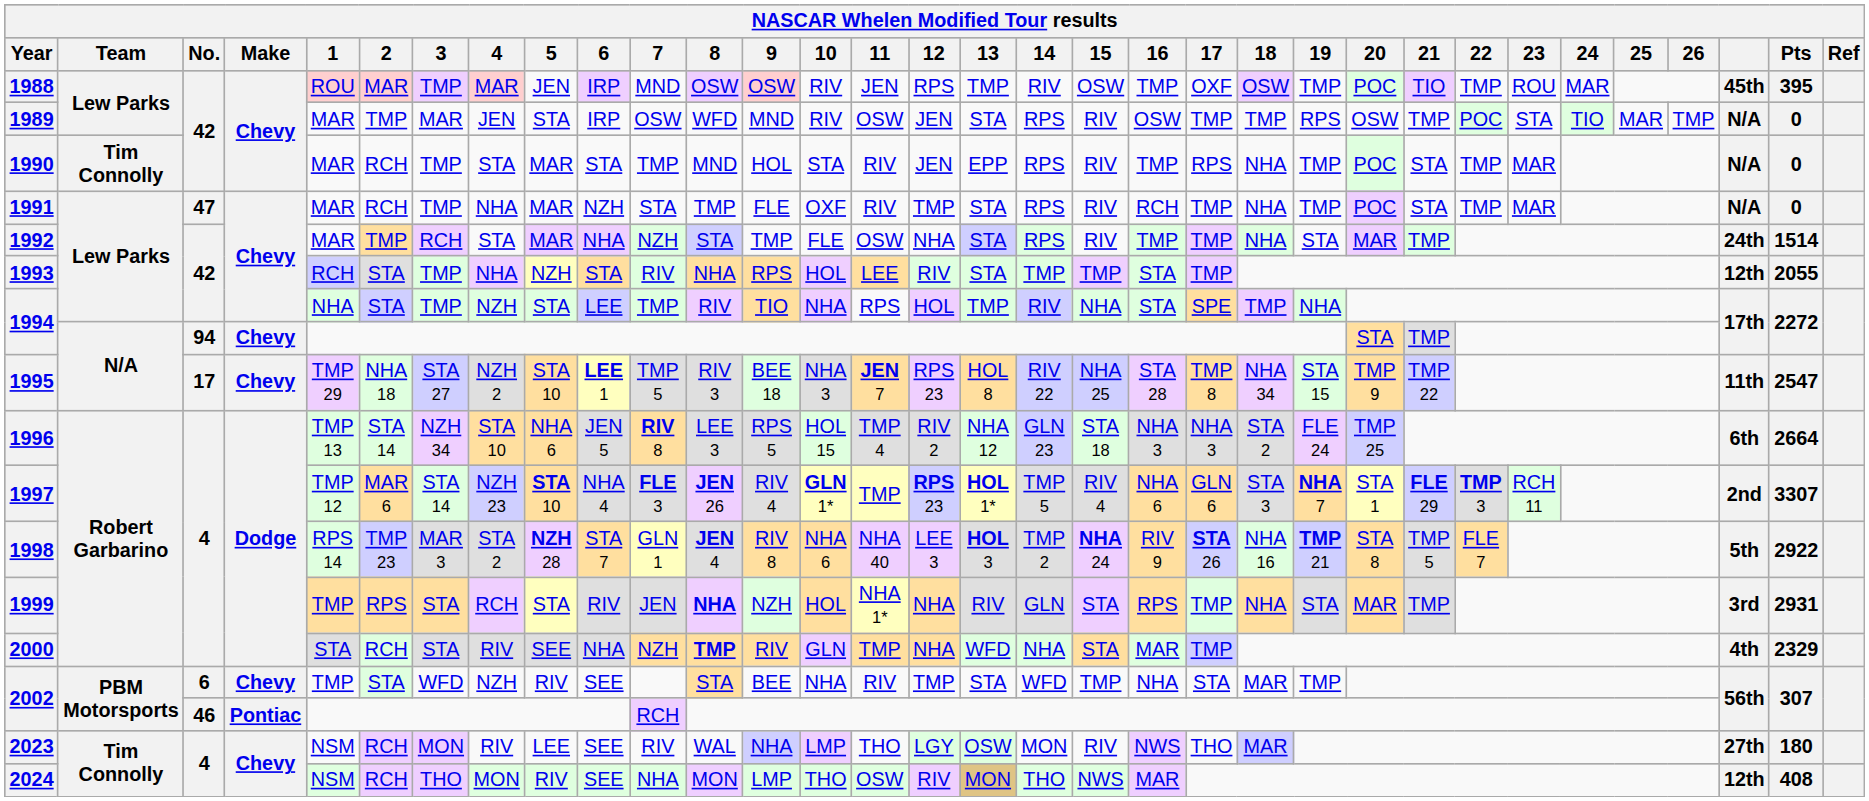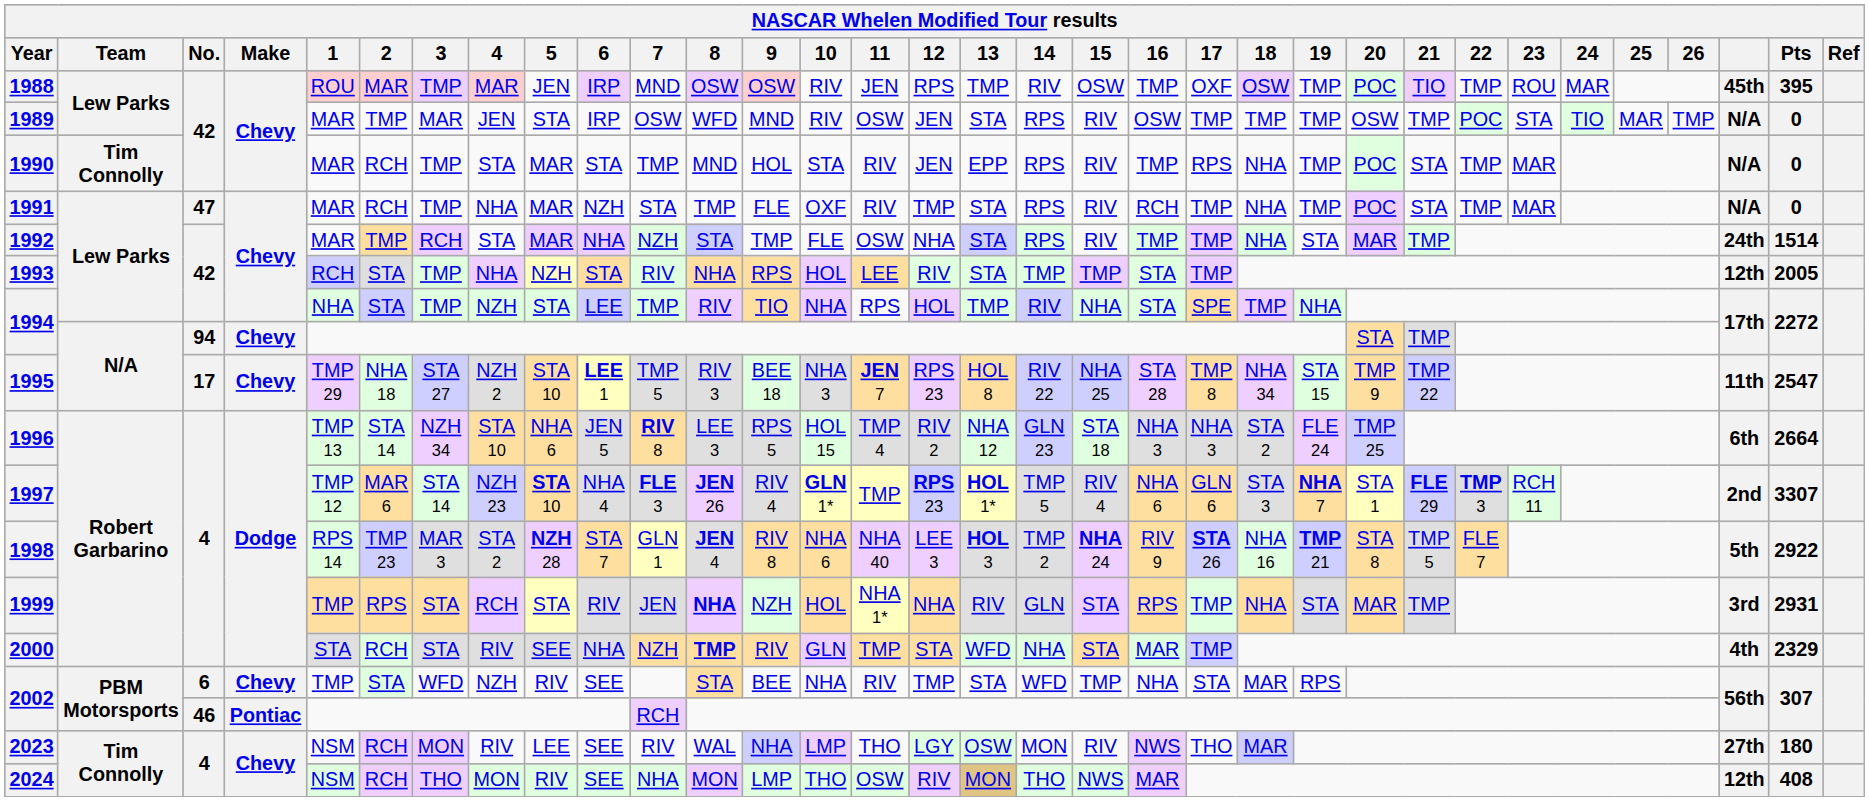(1320, 119) RPS -> (1320, 119) TMP
(1796, 273) 2055 -> (1796, 273) 2005
(934, 649) NHA -> (934, 649) STA
(1320, 682) TMP -> (1320, 682) RPS
